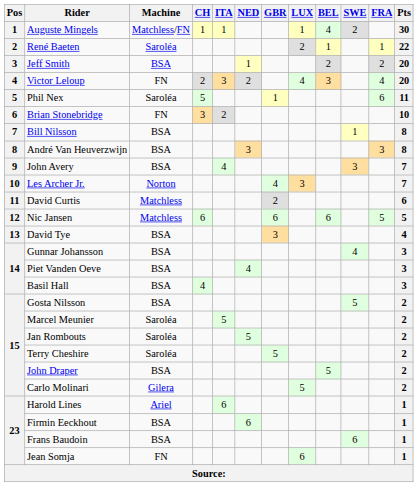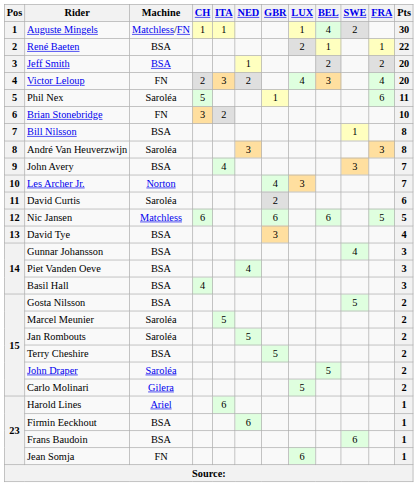(161, 47) Saroléa -> (161, 47) BSA
(161, 149) BSA -> (161, 149) Saroléa
(161, 200) Matchless -> (161, 200) Saroléa
(161, 354) Saroléa -> (161, 354) BSA
(161, 371) BSA -> (161, 371) Saroléa
